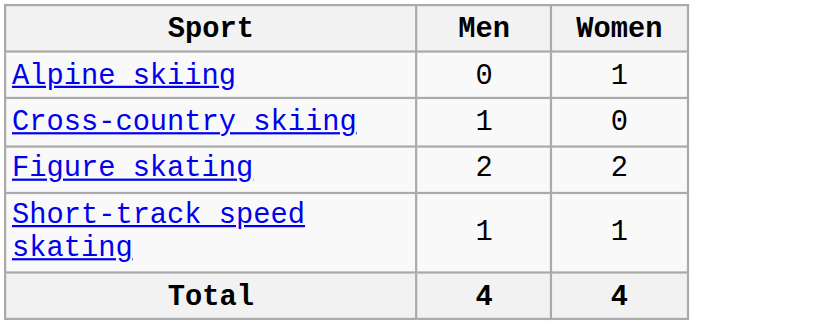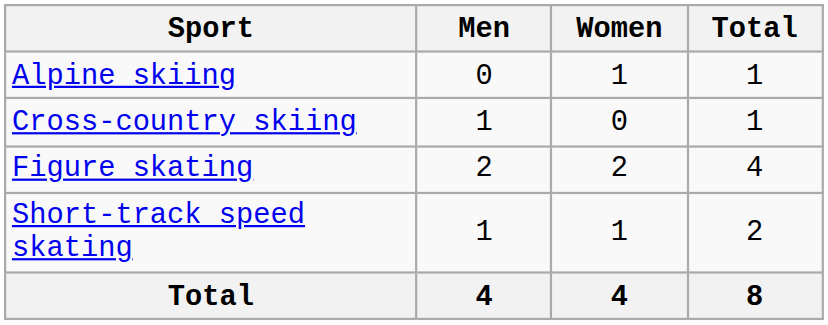+ column: (755, 29)
